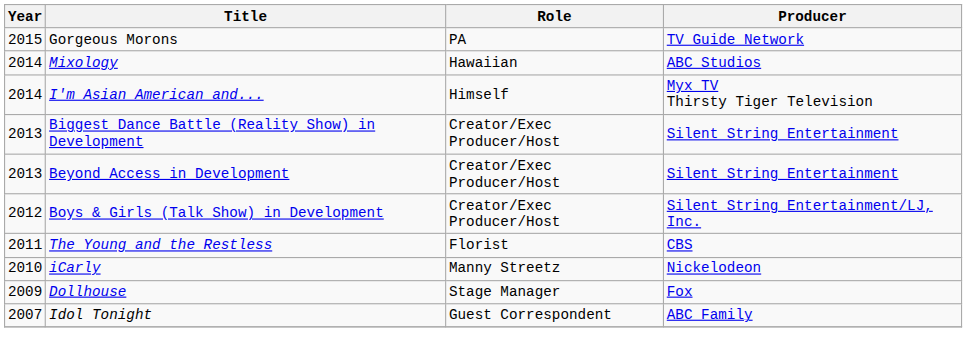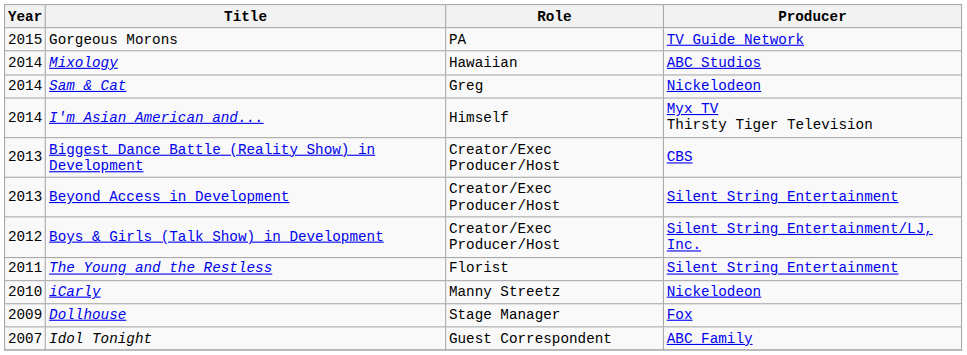+ row: (88, 86)
(783, 134) Silent String Entertainment -> (680, 157) CBS
(680, 245) CBS -> (783, 269) Silent String Entertainment
